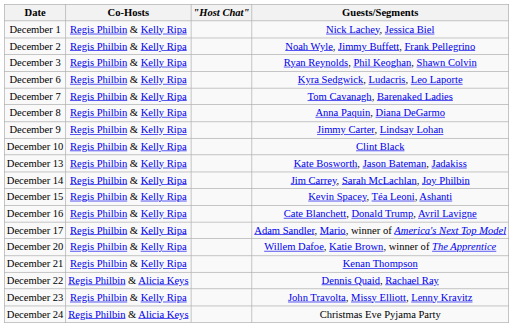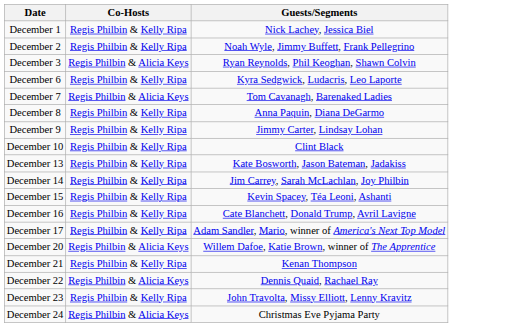- column: (221, 12)
(128, 63) Regis Philbin & Kelly Ripa -> (128, 63) Regis Philbin & Alicia Keys
(128, 96) Regis Philbin & Kelly Ripa -> (128, 96) Regis Philbin & Alicia Keys
(128, 247) Regis Philbin & Kelly Ripa -> (128, 247) Regis Philbin & Alicia Keys
